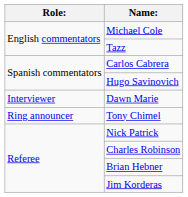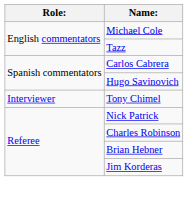- row: (132, 98)
(40, 115) Ring announcer -> (31, 98) Interviewer
